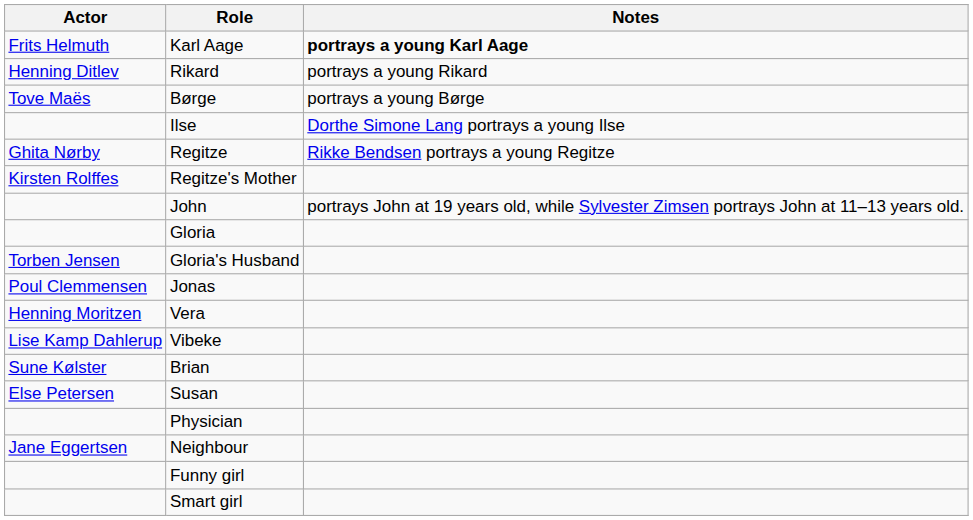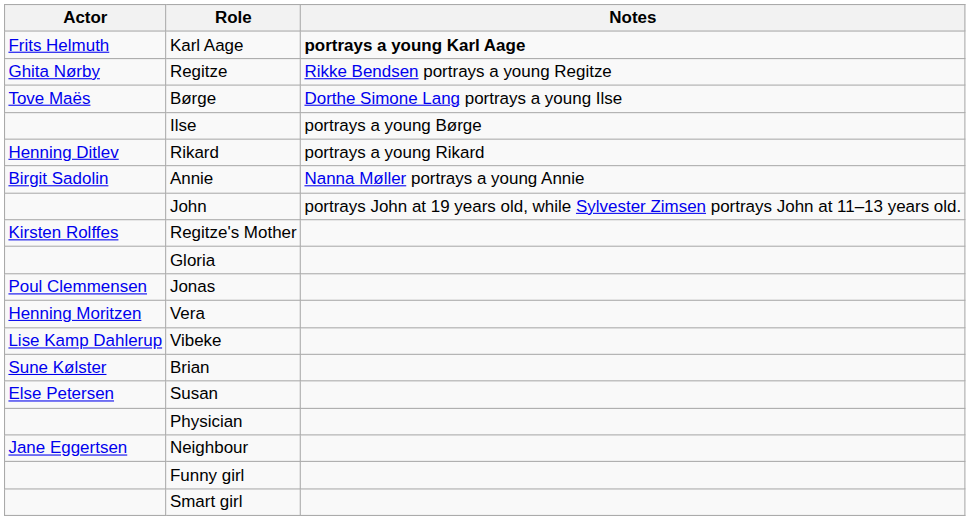rows swapped: (199, 152) <-> (194, 71)
(396, 98) portrays a young Børge -> (463, 98) Dorthe Simone Lang portrays a young Ilse
(466, 125) Dorthe Simone Lang portrays a young Ilse -> (393, 125) portrays a young Børge
+ row: (192, 179)
rows swapped: (188, 206) <-> (233, 179)
- row: (235, 260)
